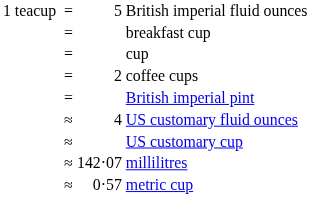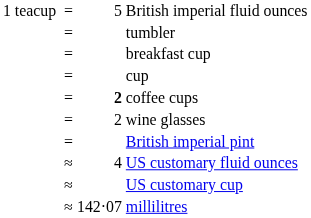+ row: (150, 32)
(118, 76) normal -> (118, 98) bold
+ row: (166, 119)
- row: (159, 185)
